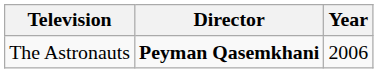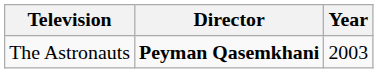(348, 51) 2006 -> (348, 51) 2003
